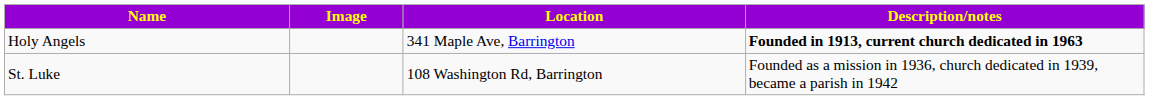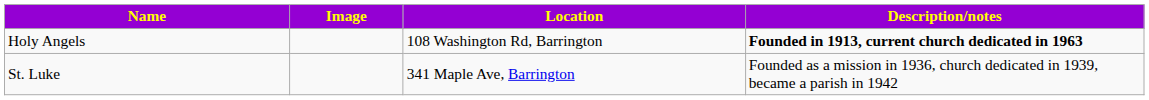(491, 41) 341 Maple Ave, Barrington -> (505, 41) 108 Washington Rd, Barrington
(505, 74) 108 Washington Rd, Barrington -> (491, 74) 341 Maple Ave, Barrington
